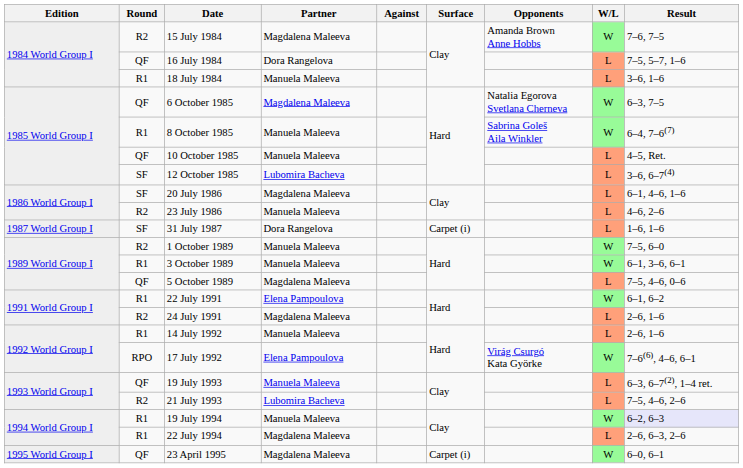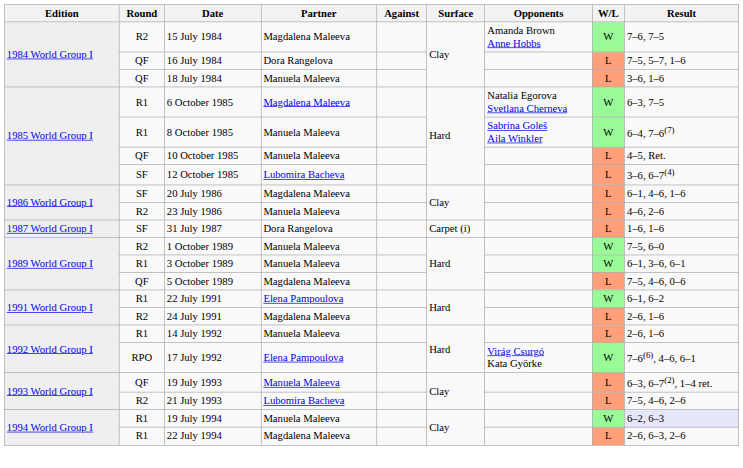(142, 78) R1 -> (142, 78) QF
(142, 102) QF -> (142, 102) R1
- row: (196, 454)
